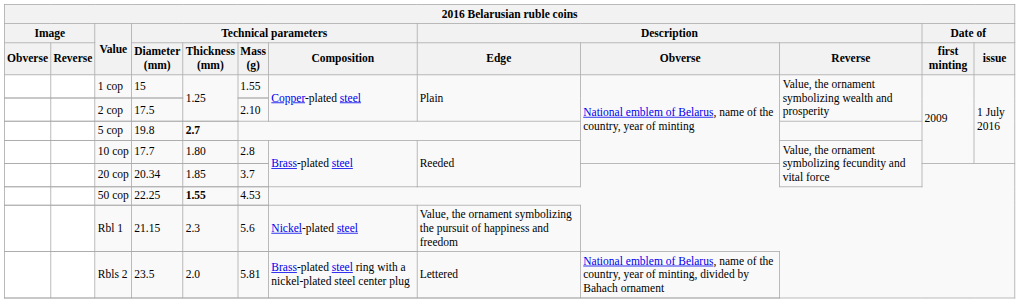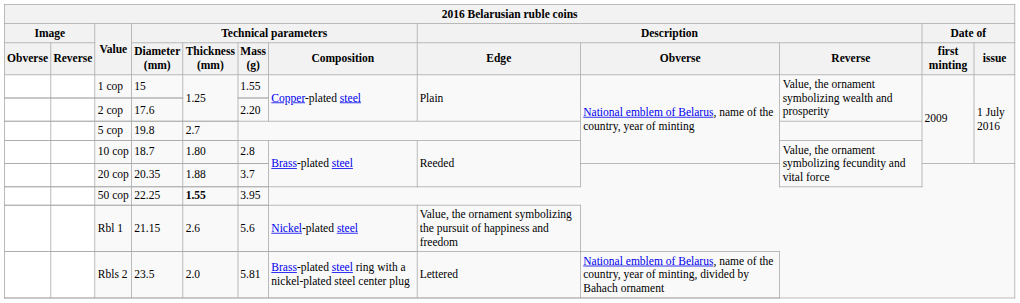(144, 110) 17.5 -> (144, 110) 17.6
(250, 110) 2.10 -> (250, 110) 2.20
(193, 131) bold -> (193, 131) normal
(144, 152) 17.7 -> (144, 152) 18.7
(147, 175) 20.34 -> (147, 175) 20.35
(196, 175) 1.85 -> (196, 175) 1.88
(250, 196) 4.53 -> (250, 196) 3.95
(193, 228) 2.3 -> (193, 228) 2.6
